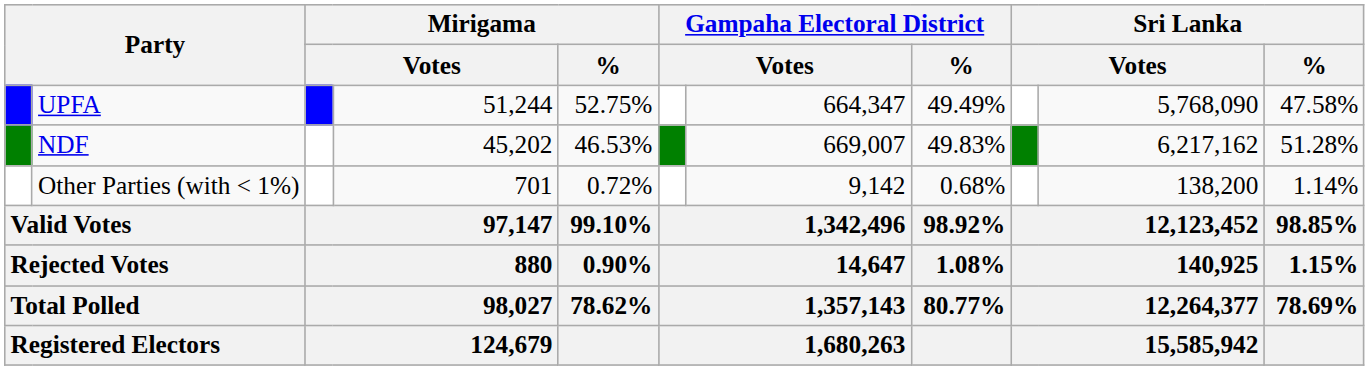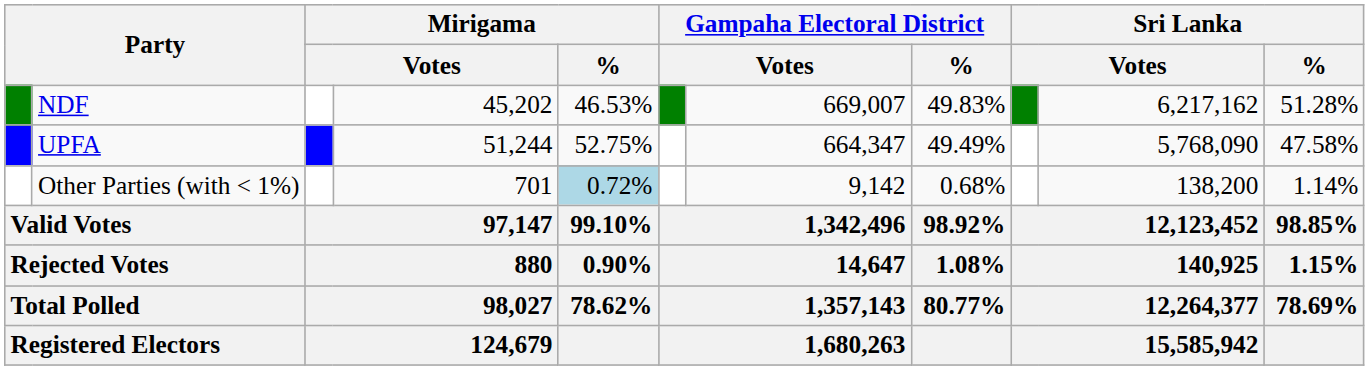rows swapped: (69, 104) <-> (63, 144)
(620, 184) no background -> (620, 184) lightblue background
